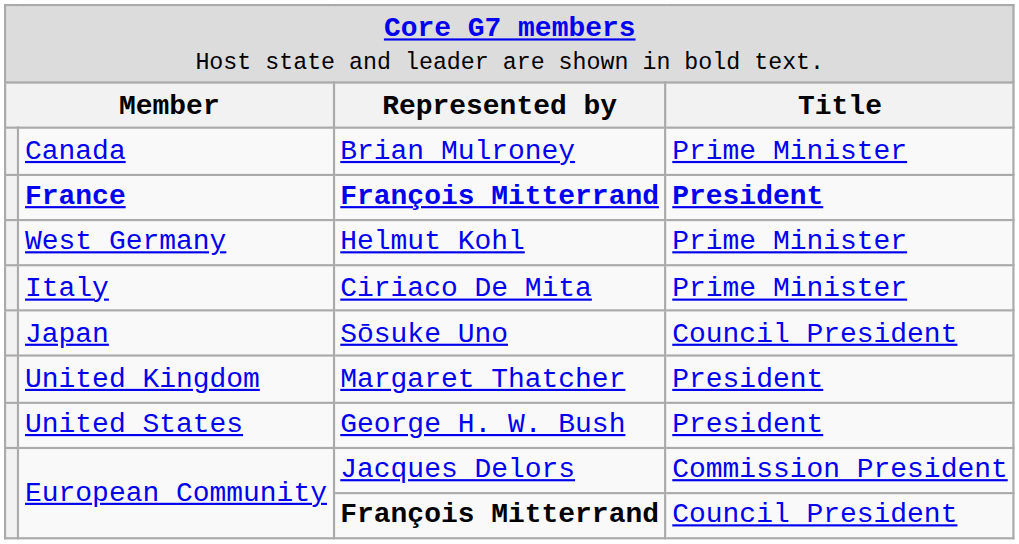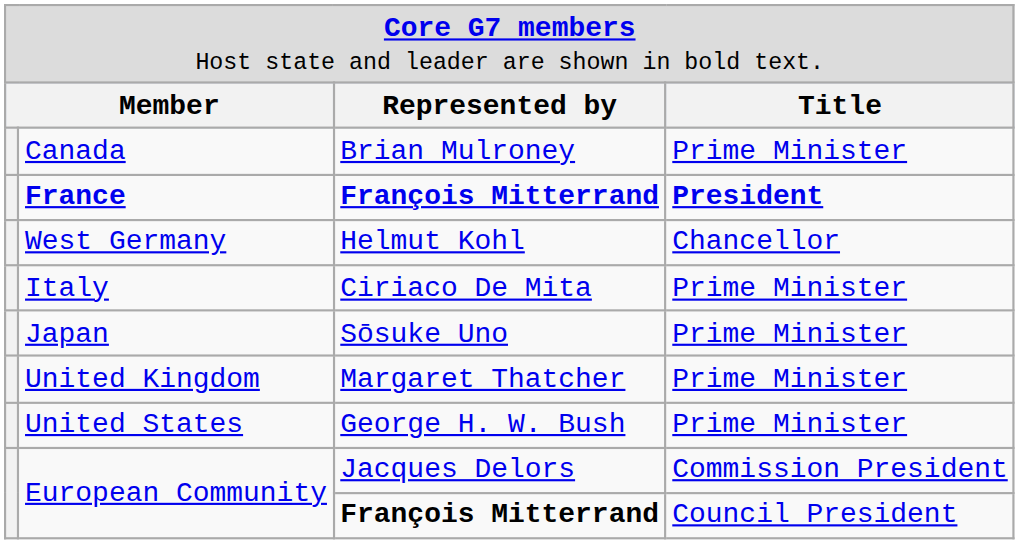(790, 242) Prime Minister -> (756, 242) Chancellor
(815, 333) Council President -> (790, 333) Prime Minister
(748, 379) President -> (790, 379) Prime Minister
(748, 425) President -> (790, 425) Prime Minister
